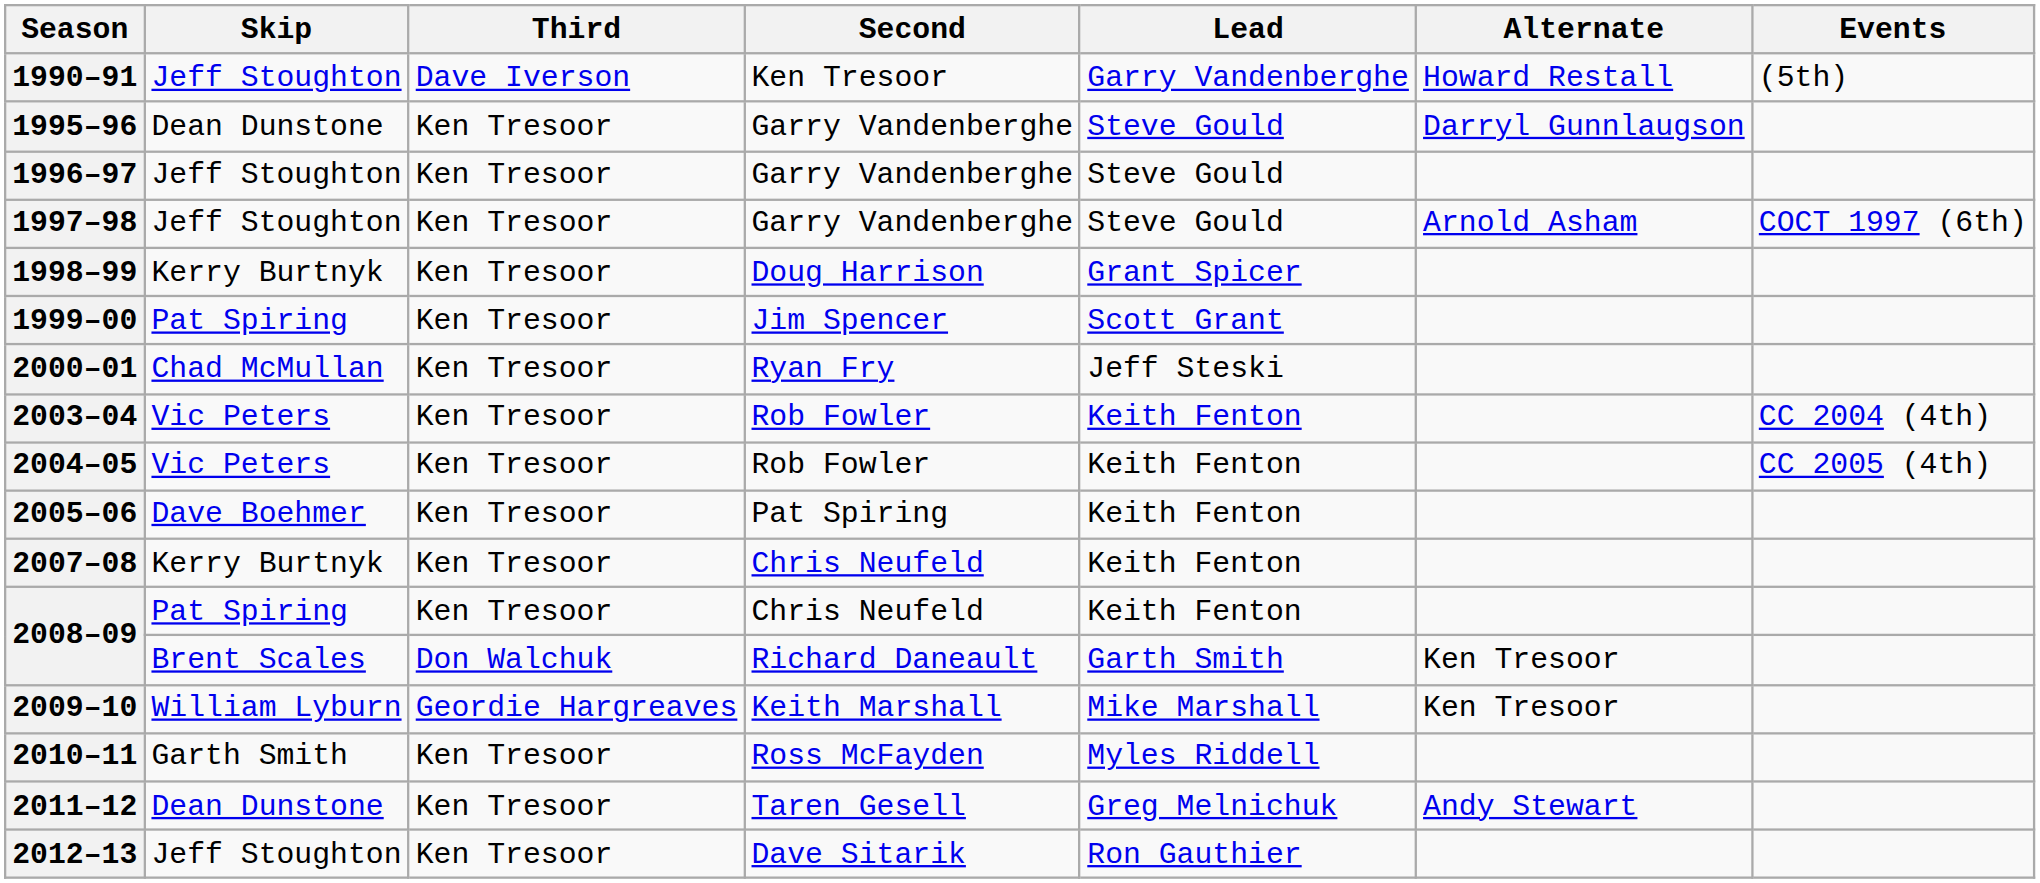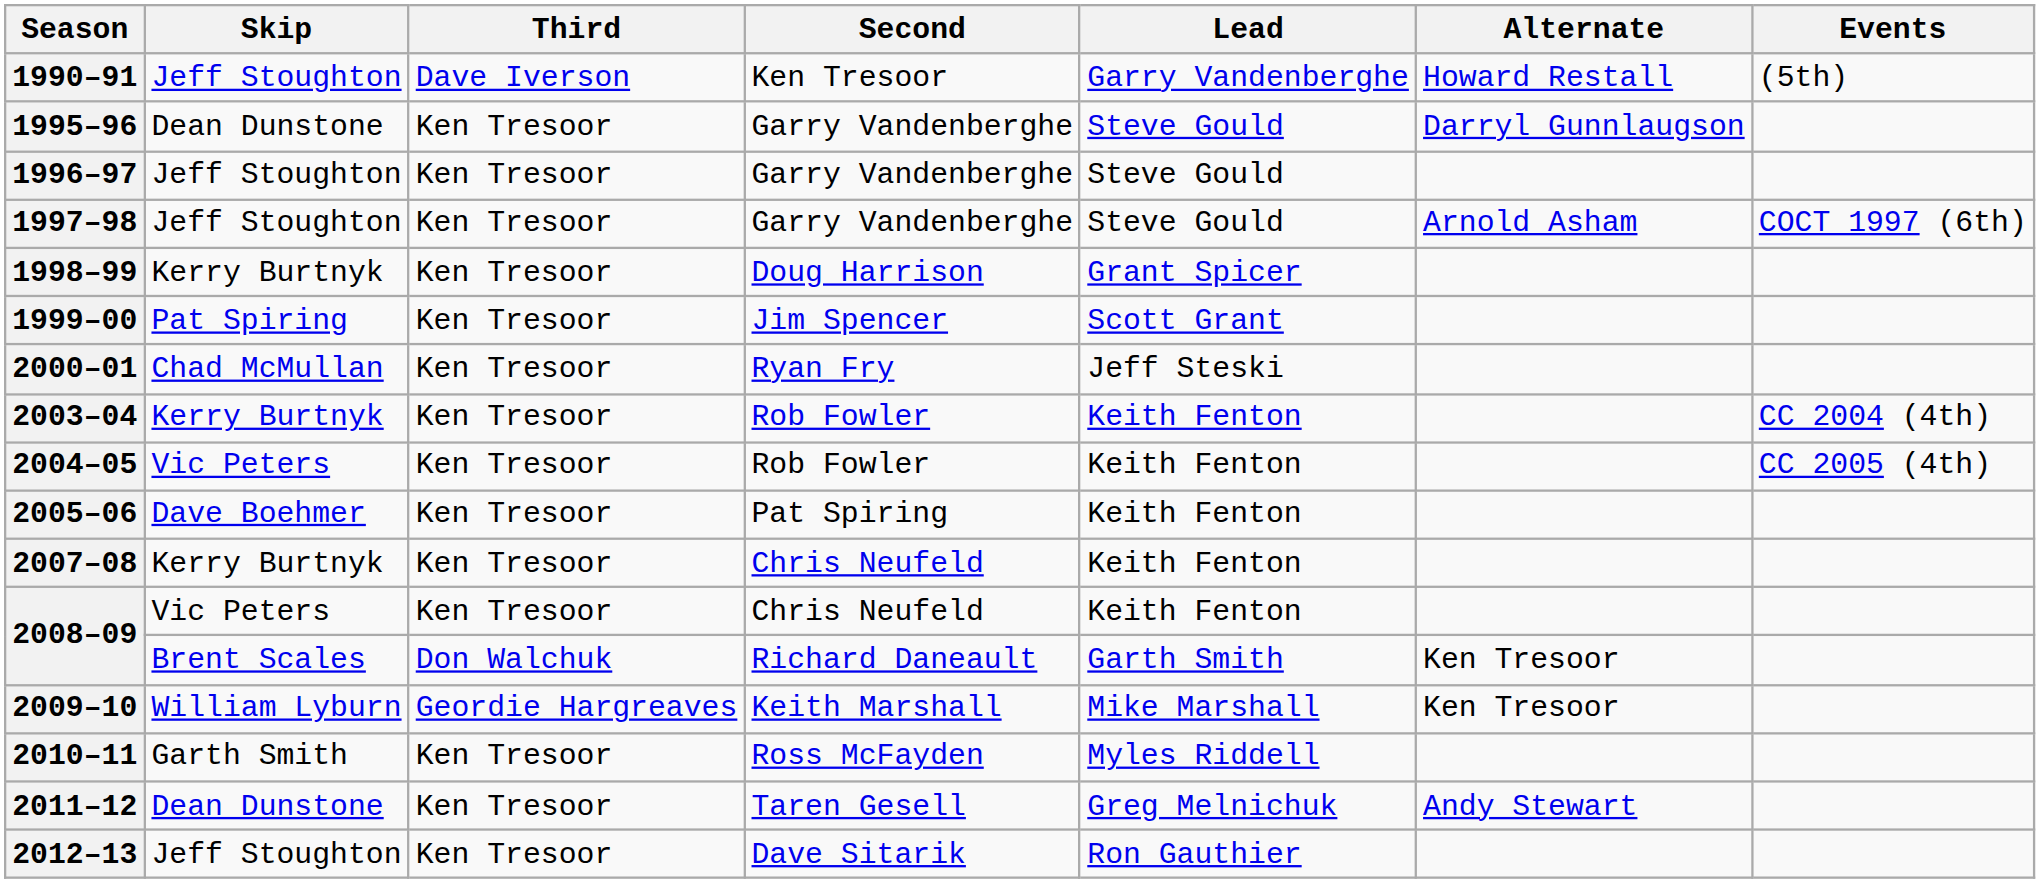(241, 418) Vic Peters -> (268, 418) Kerry Burtnyk
(250, 612) Pat Spiring -> (241, 612) Vic Peters
